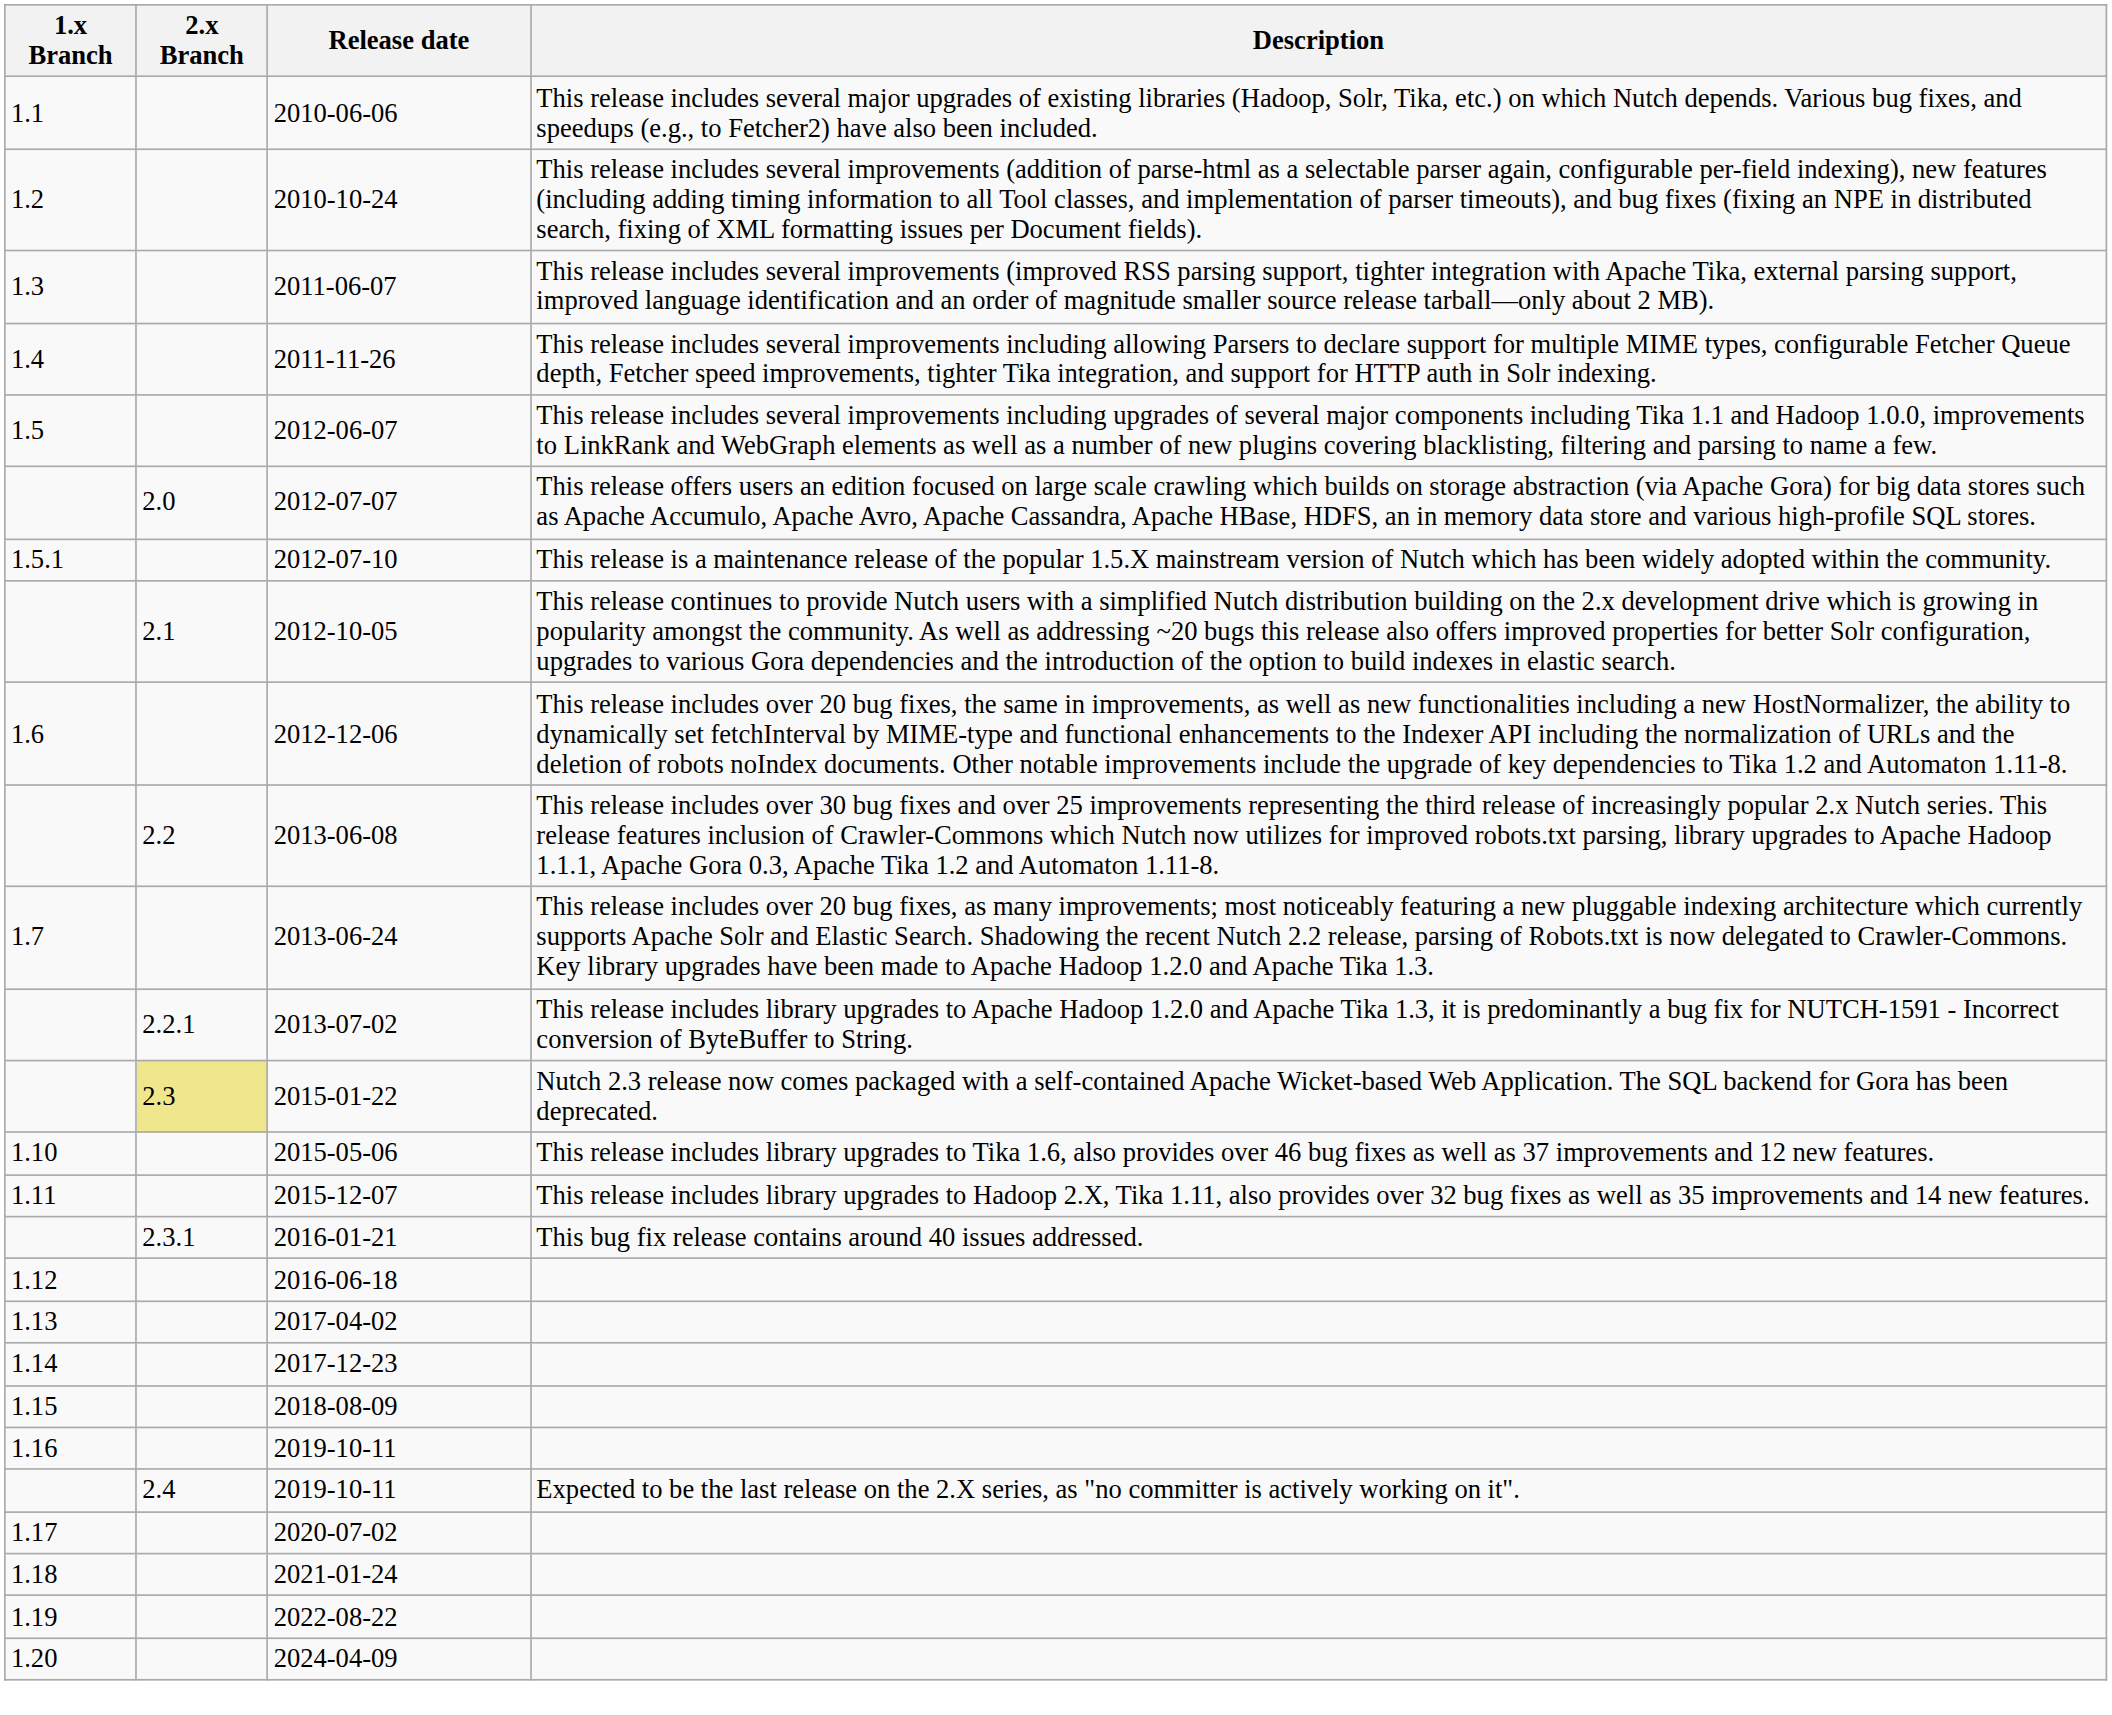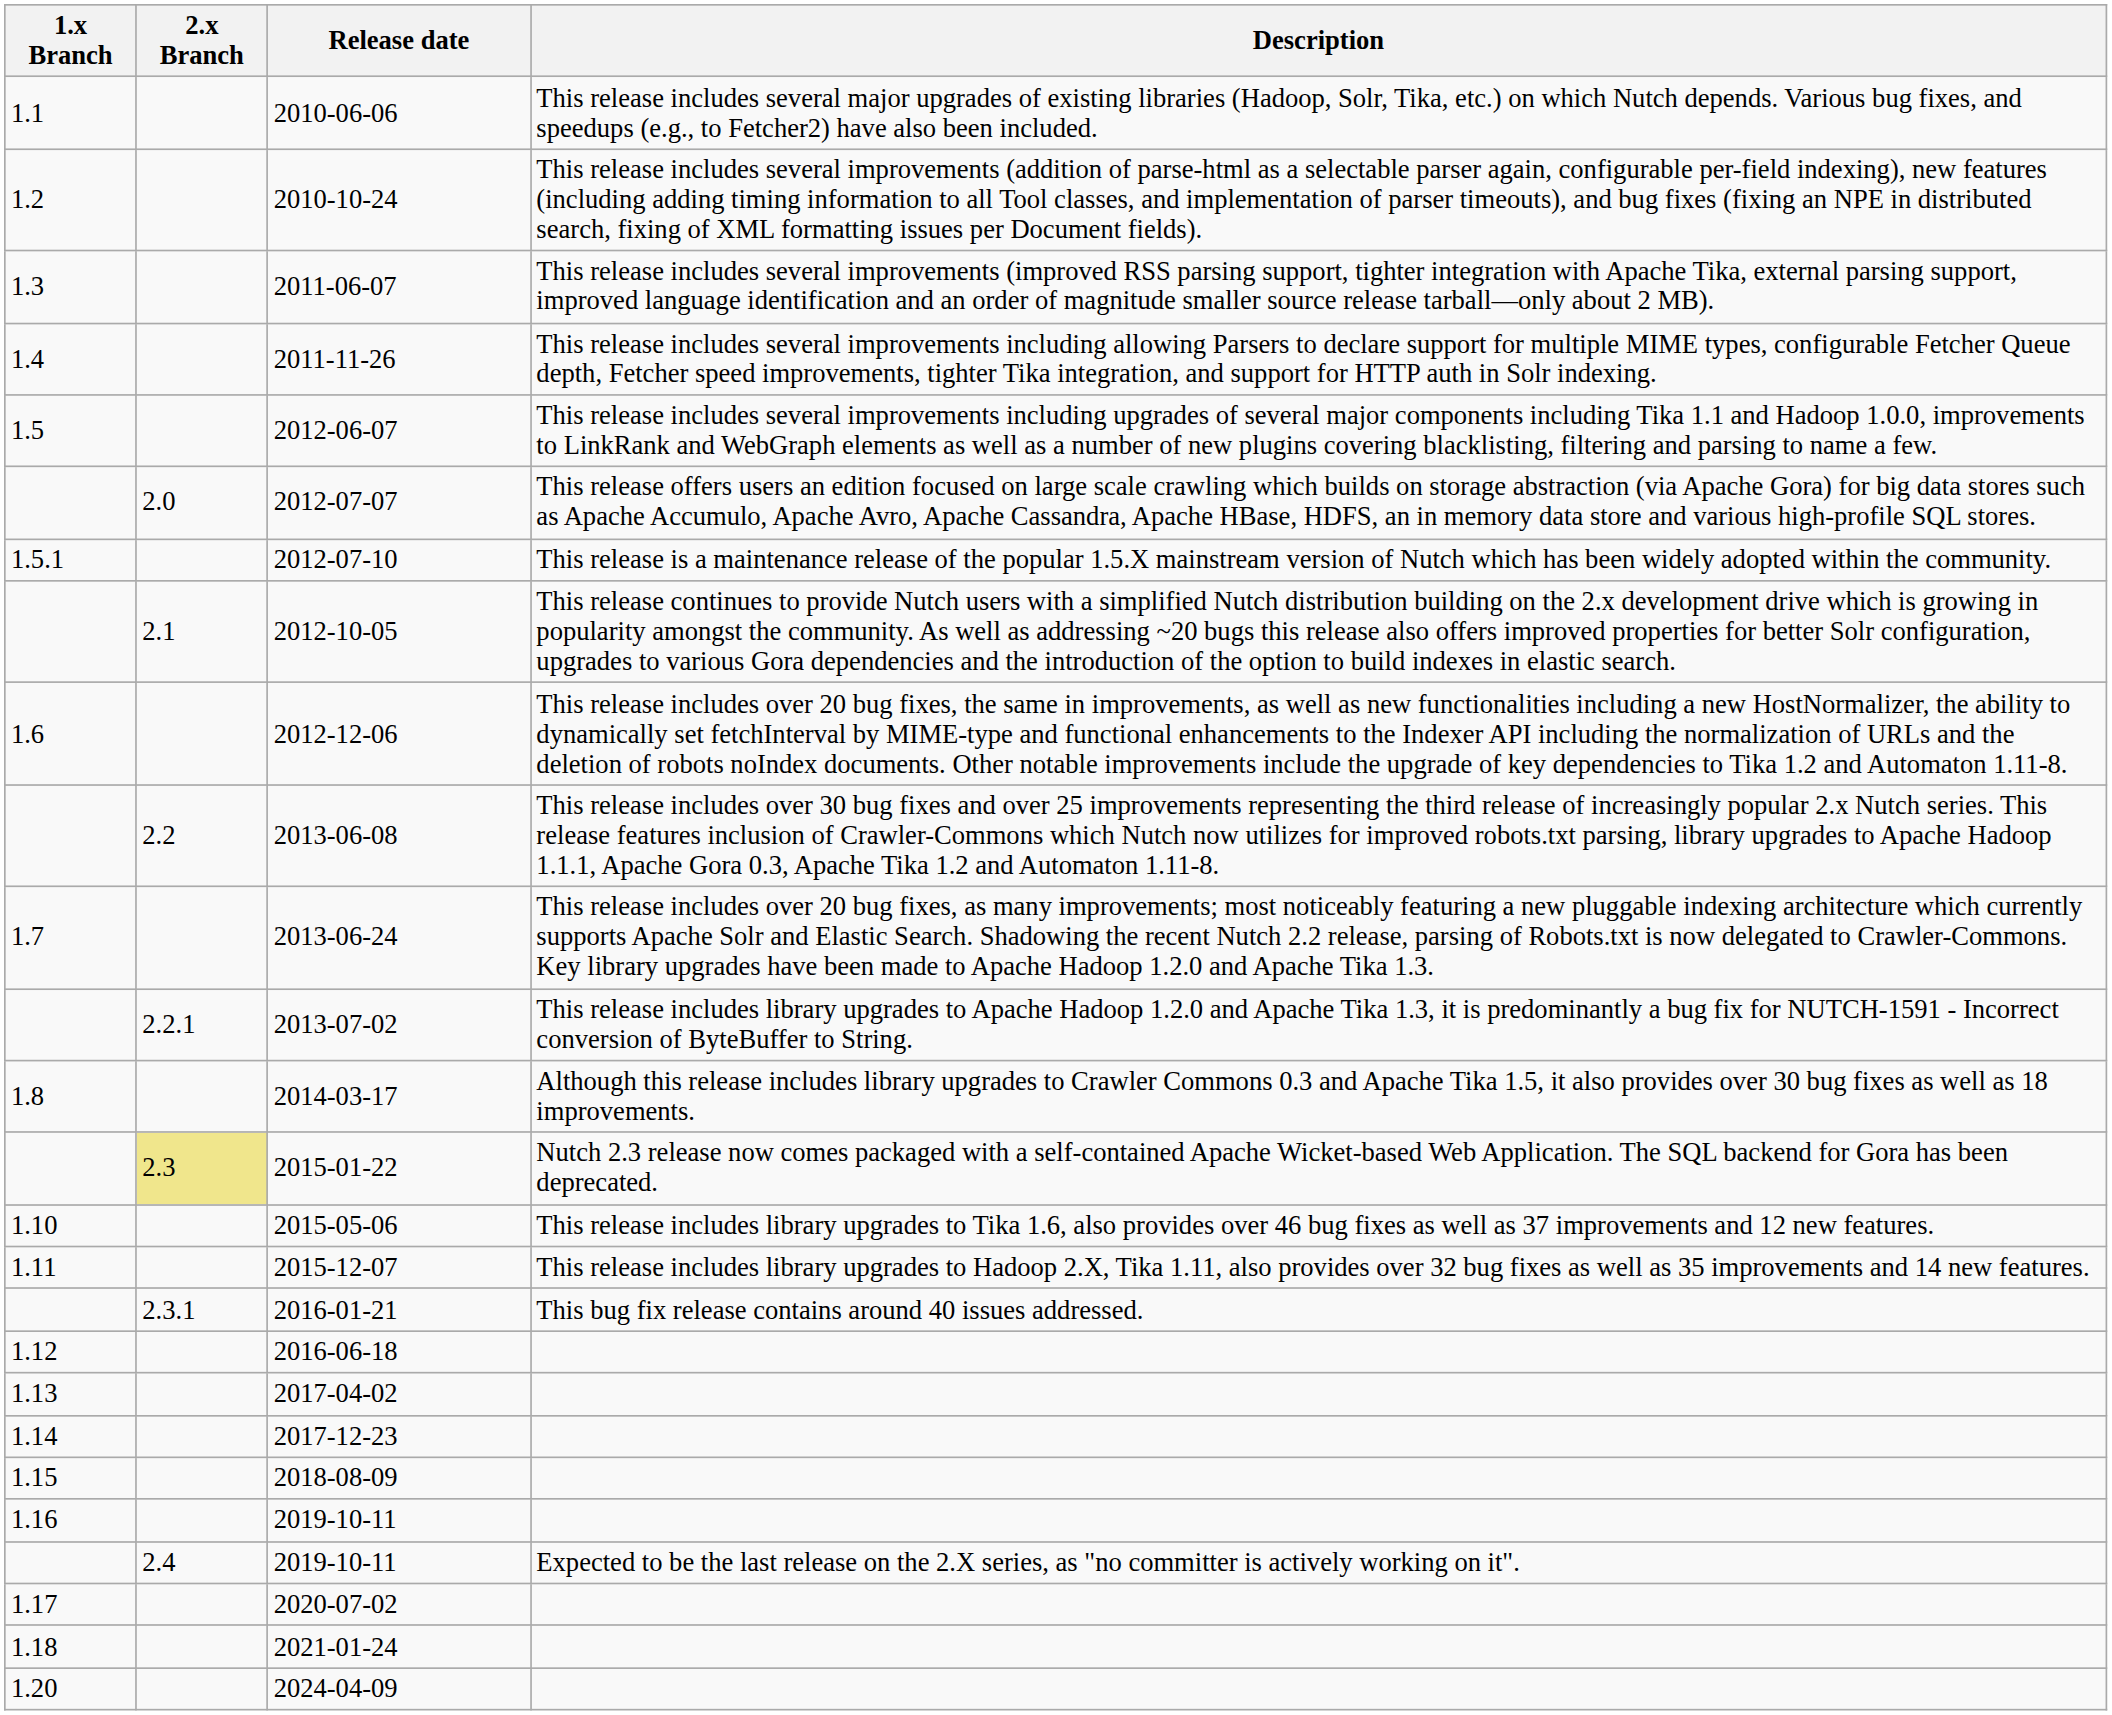+ row: (28, 1096)
- row: (34, 1616)
